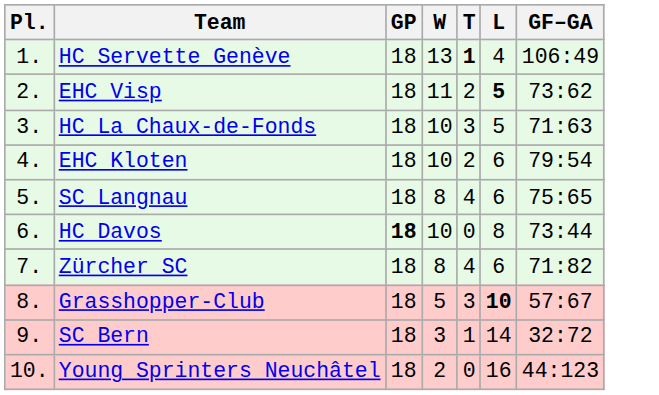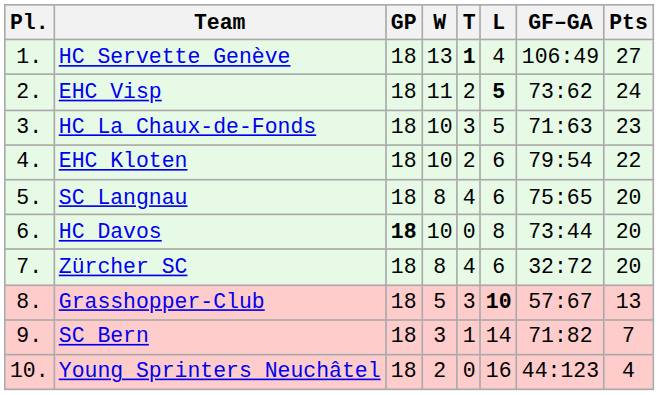+ column: (629, 22)
(560, 267) 71:82 -> (560, 267) 32:72
(560, 337) 32:72 -> (560, 337) 71:82
